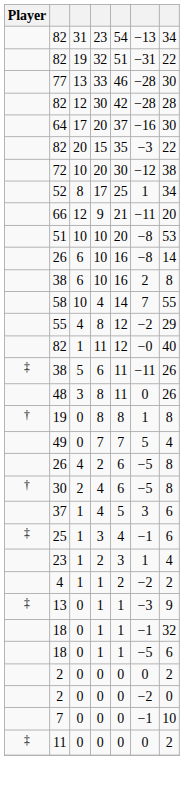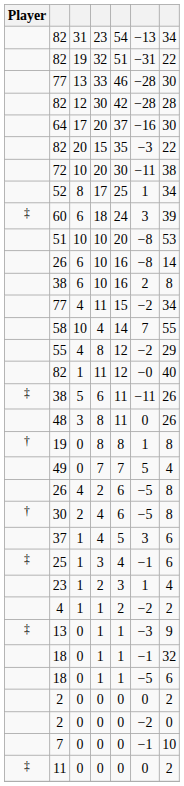(145, 170) −12 -> (145, 170) −11
+ row: (60, 216)
- row: (60, 214)
+ row: (60, 306)
